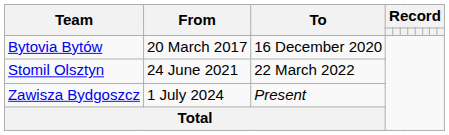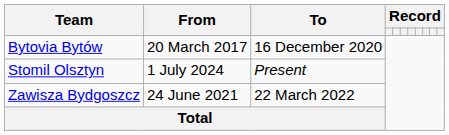(193, 71) 24 June 2021 -> (185, 71) 1 July 2024
(304, 71) 22 March 2022 -> (280, 71) Present
(185, 94) 1 July 2024 -> (193, 94) 24 June 2021
(280, 94) Present -> (304, 94) 22 March 2022
